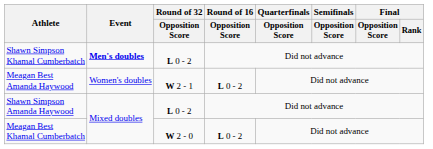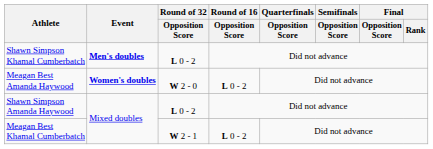(120, 81) normal -> (122, 81) bold
(179, 86) W 2 - 1 -> (183, 86) W 2 - 0
(179, 137) W 2 - 0 -> (183, 137) W 2 - 1
